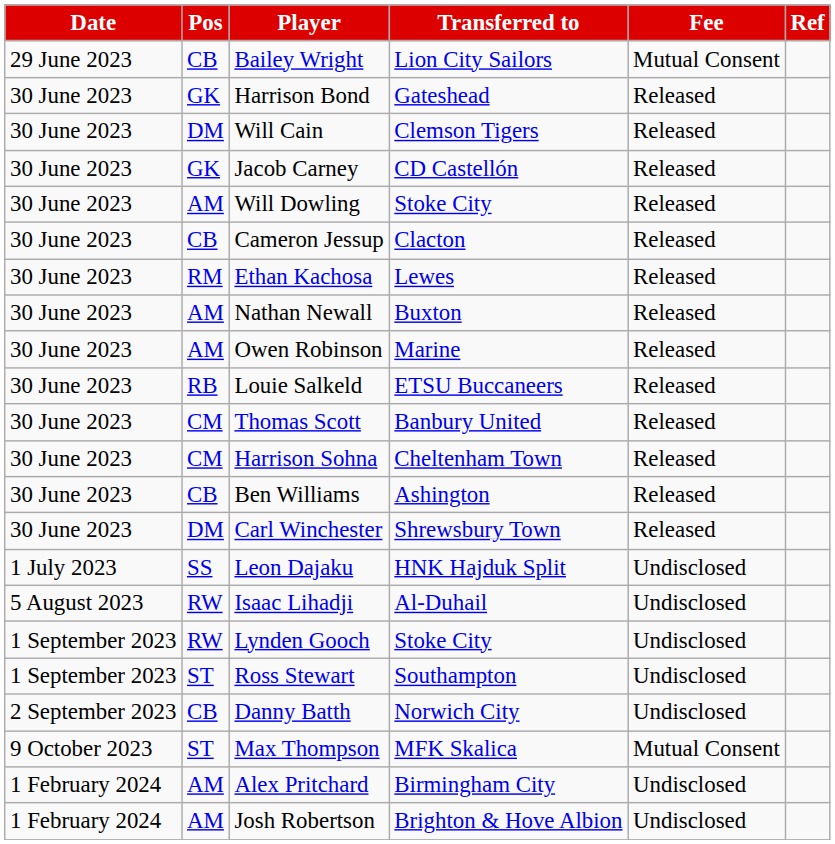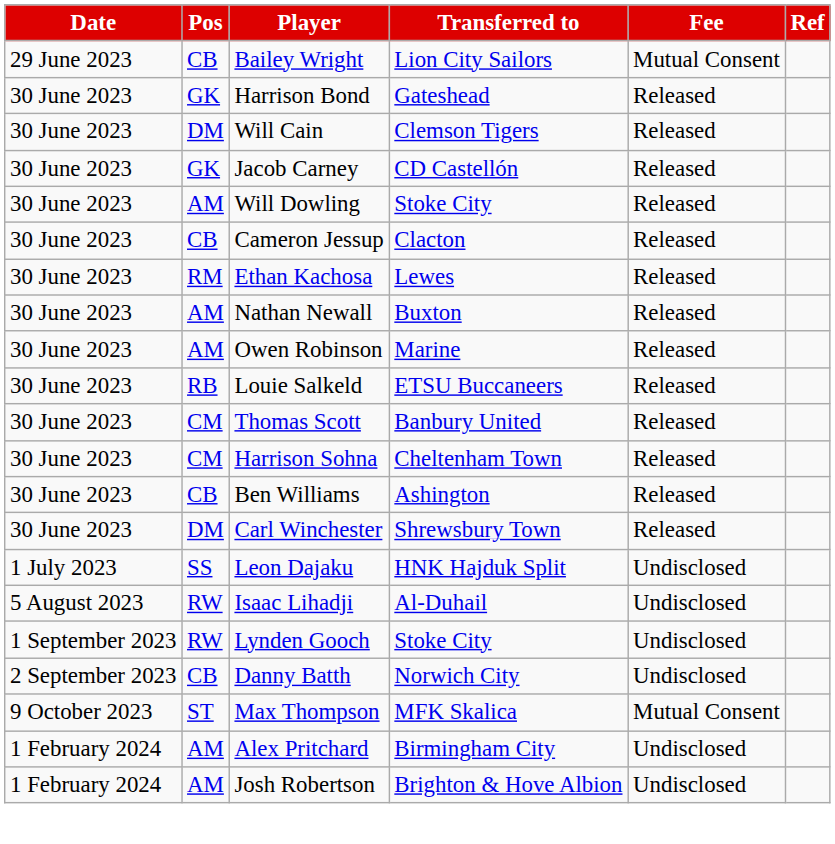- row: (294, 675)
